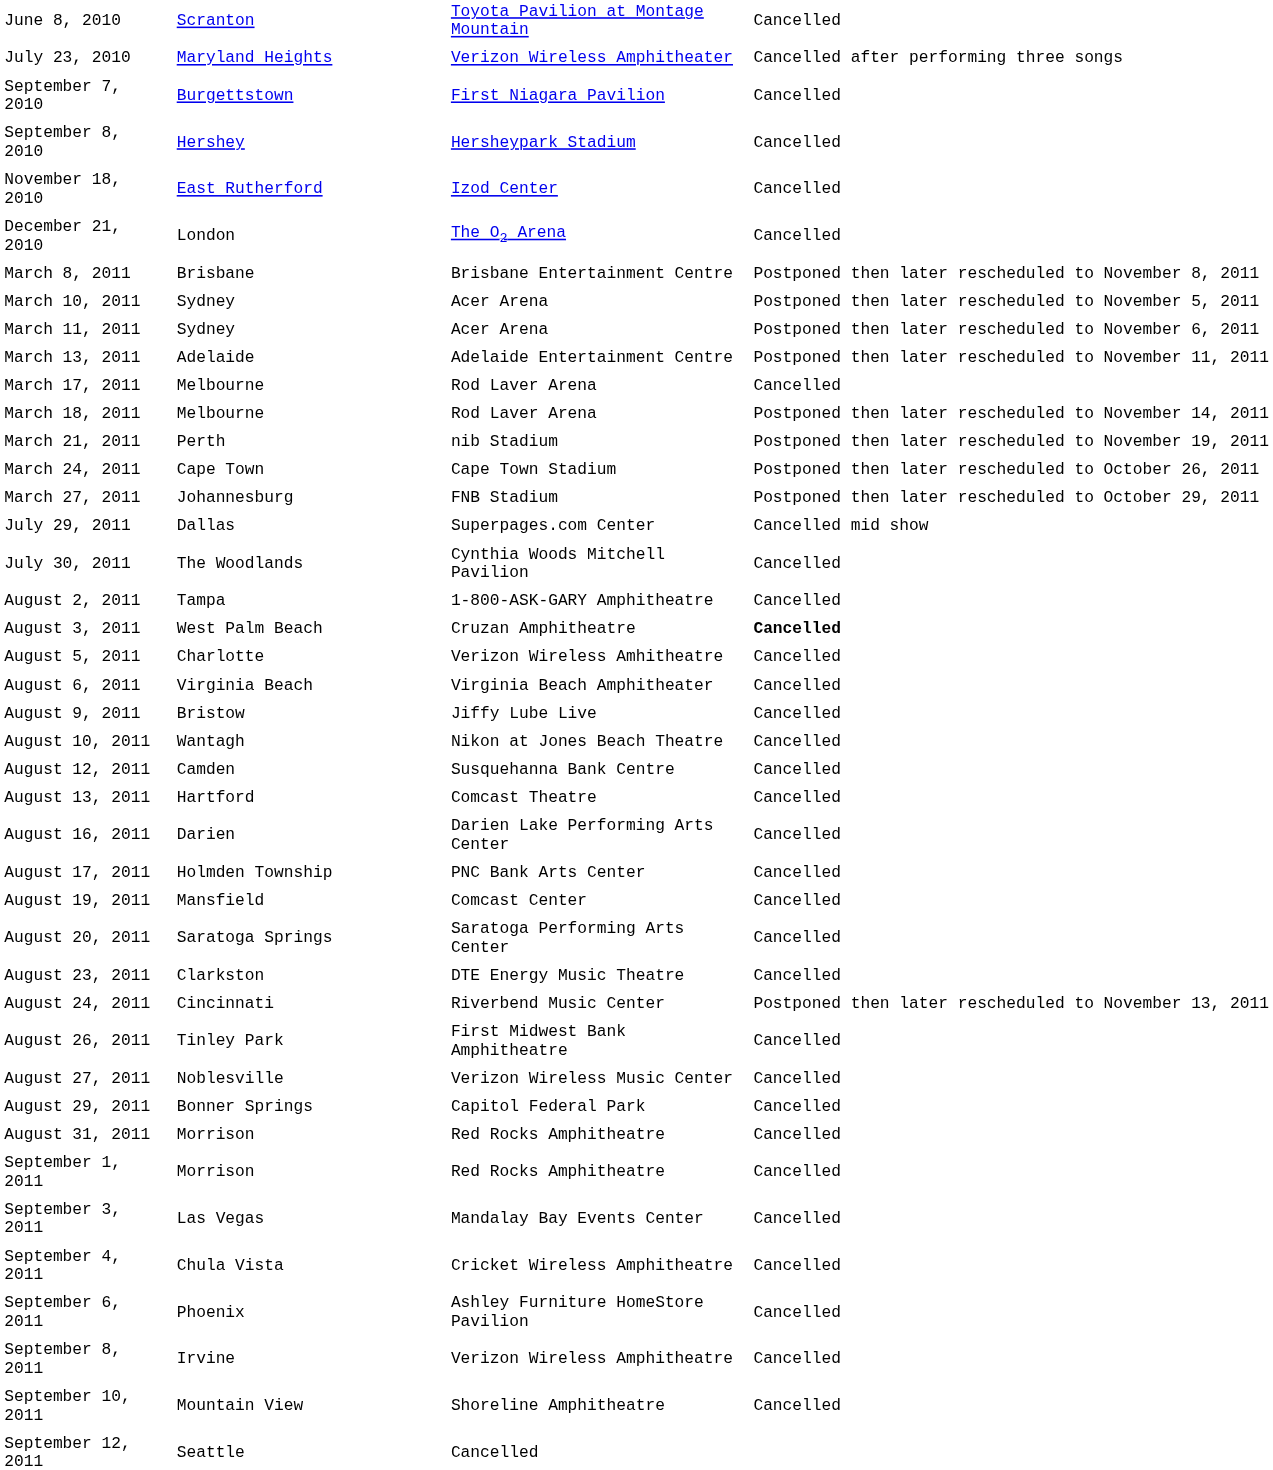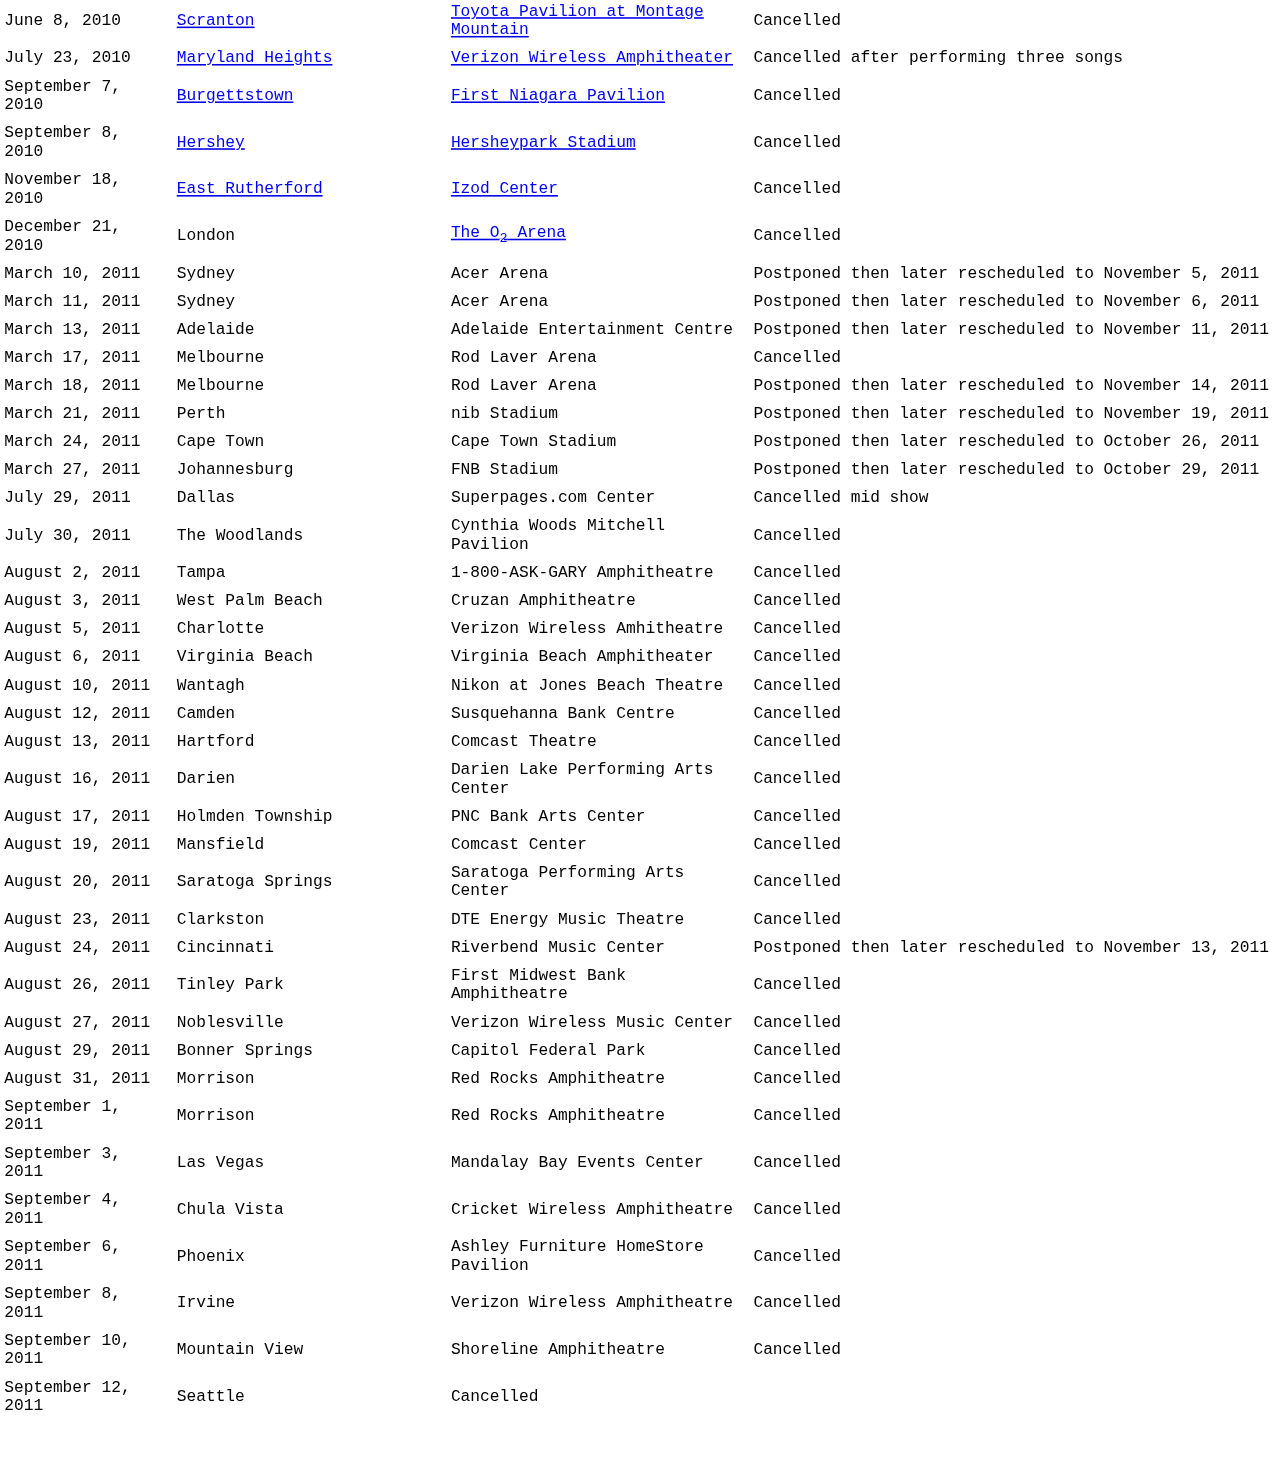- row: (67, 273)
(797, 629) bold -> (797, 601) normal
- row: (72, 713)
